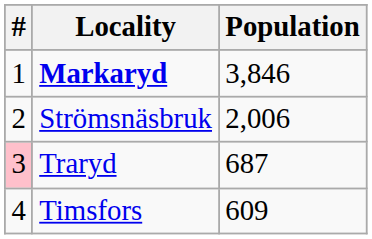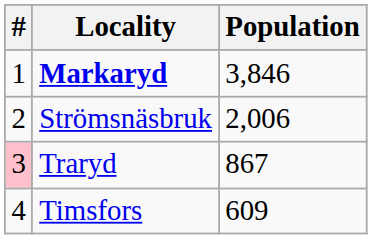(247, 164) 687 -> (247, 164) 867
